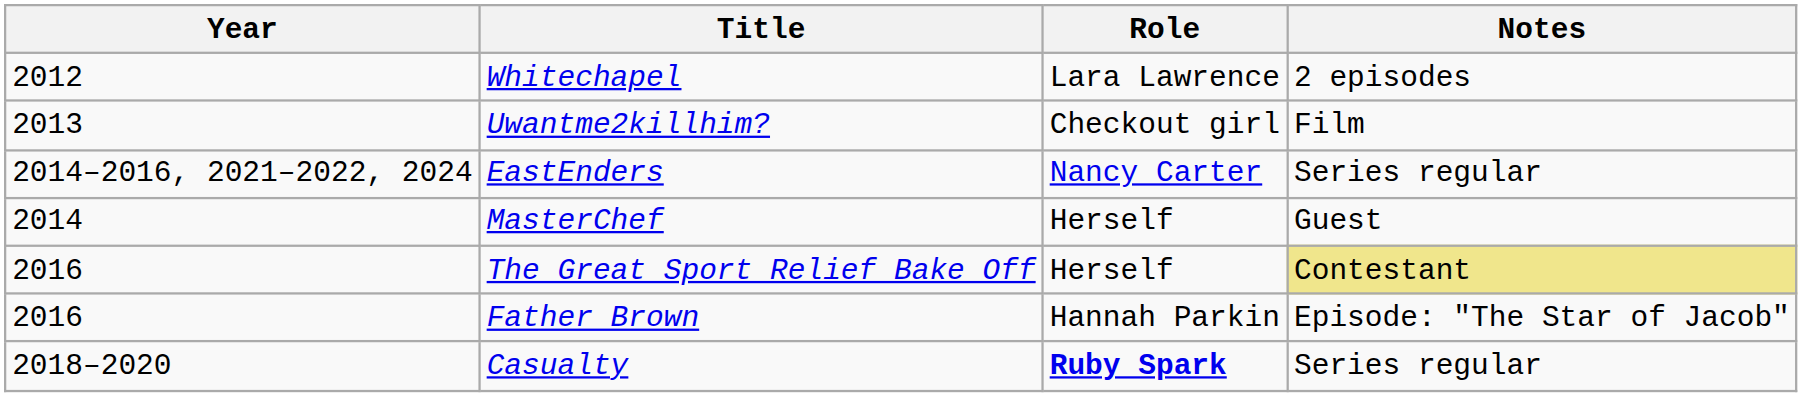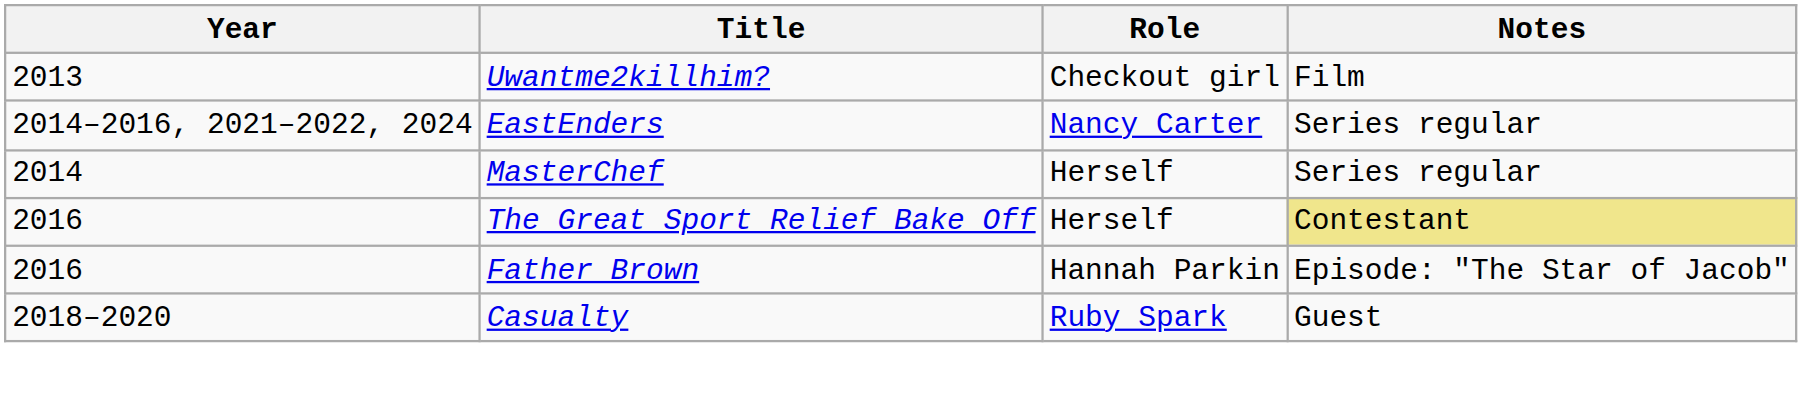- row: (584, 77)
(1338, 222) Guest -> (1418, 173) Series regular
(1138, 366) bold -> (1138, 318) normal
(1418, 366) Series regular -> (1338, 318) Guest
